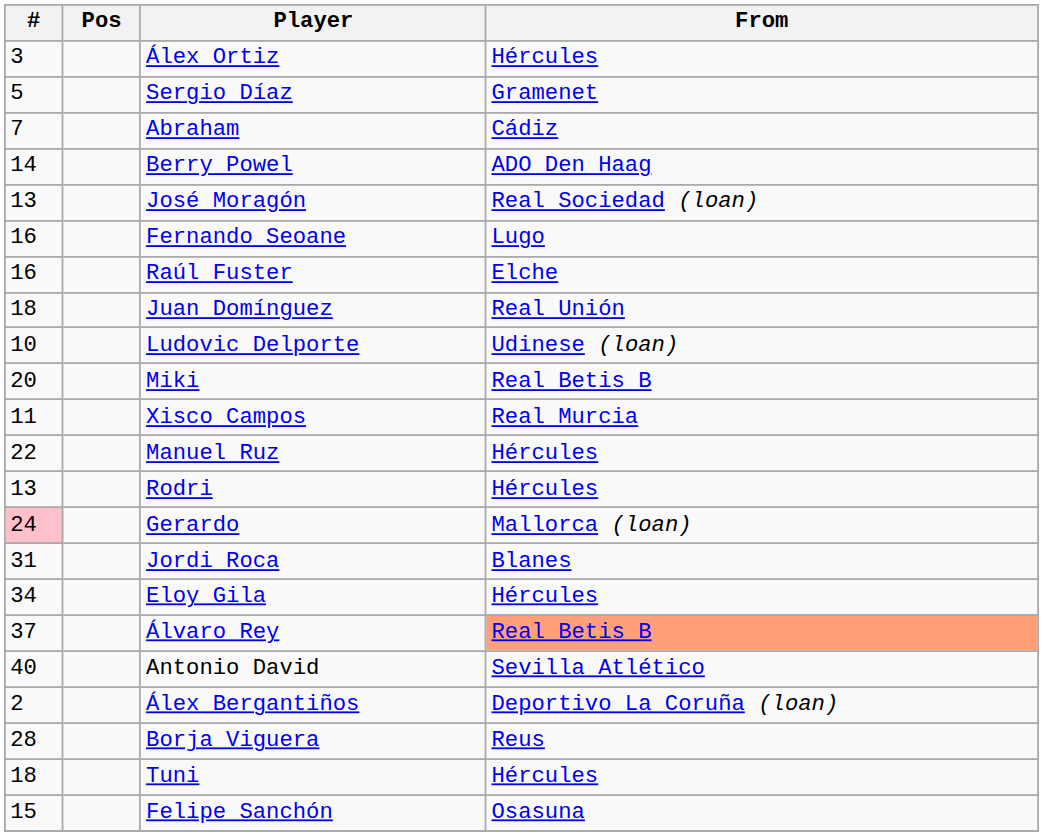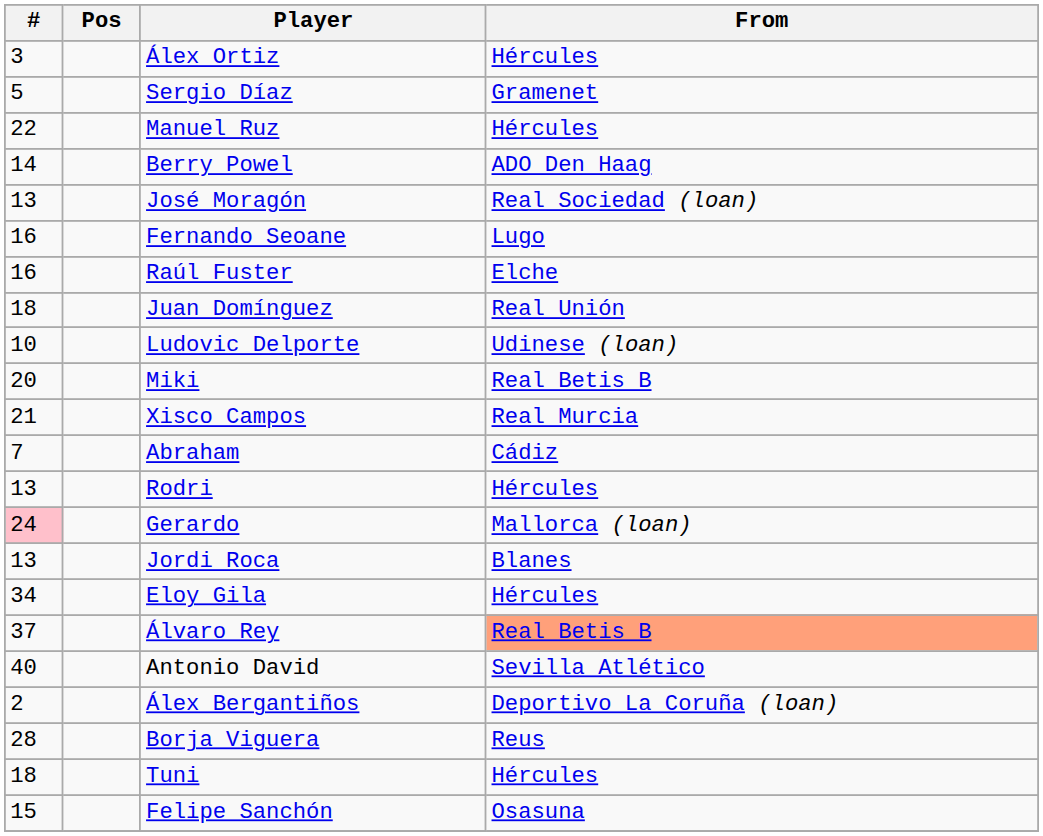rows swapped: (193, 131) <-> (213, 454)
(24, 418) 11 -> (24, 418) 21
(24, 561) 31 -> (24, 561) 13
